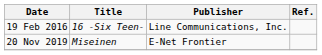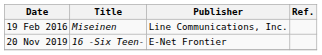(108, 27) 16 -Six Teen- -> (94, 27) Miseinen
(94, 42) Miseinen -> (108, 42) 16 -Six Teen-
